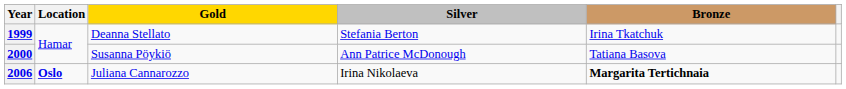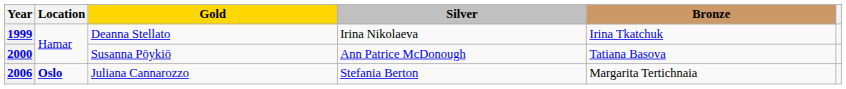(379, 34) Stefania Berton -> (379, 34) Irina Nikolaeva
(379, 73) Irina Nikolaeva -> (379, 73) Stefania Berton
(649, 73) bold -> (643, 73) normal
